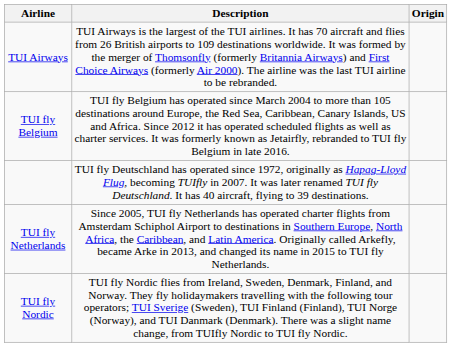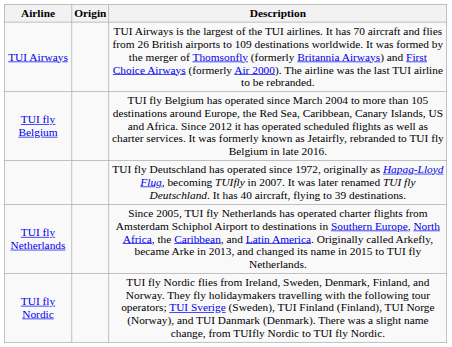columns swapped: (428, 13) <-> (240, 13)
